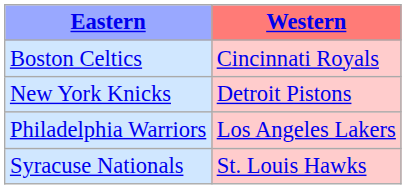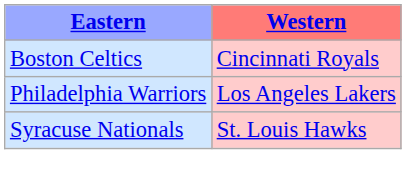- row: (90, 93)
